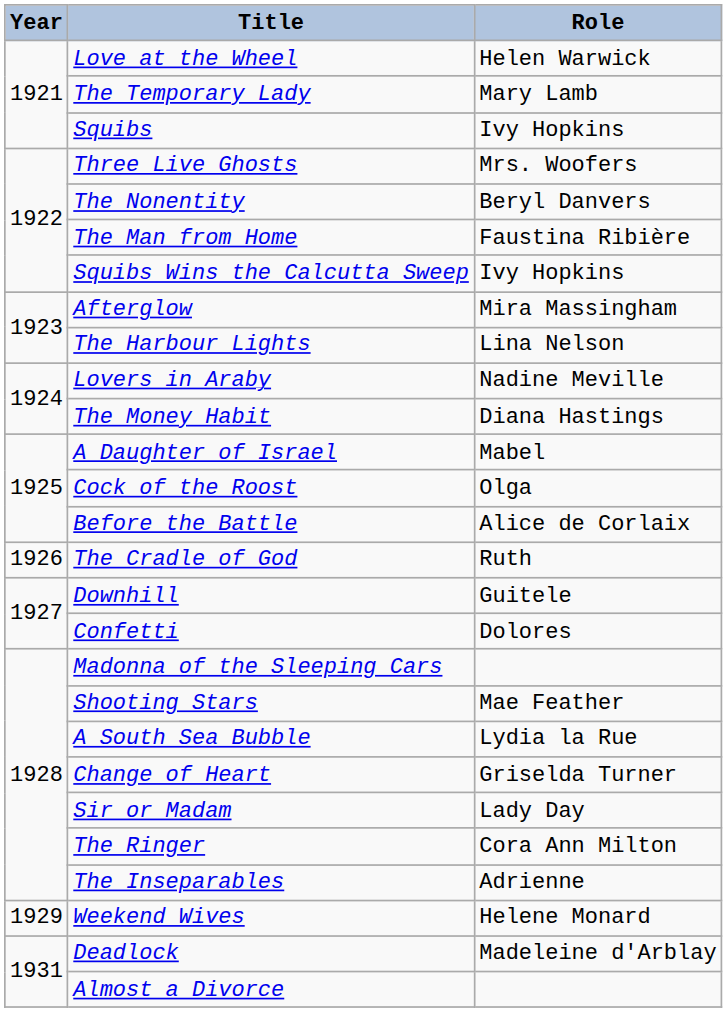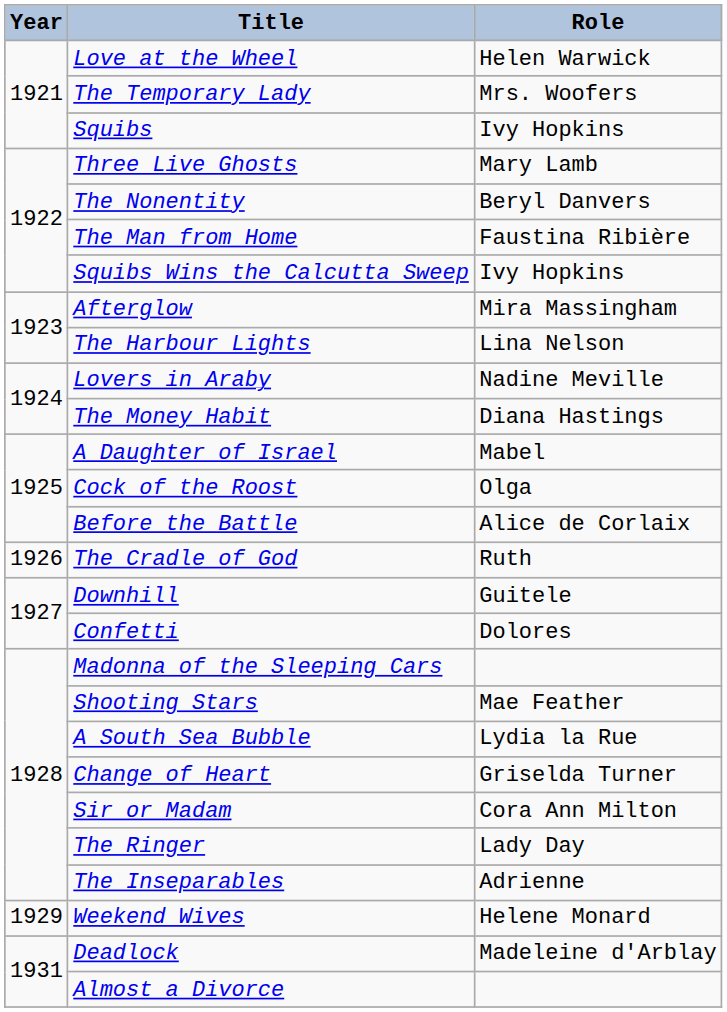(539, 94) Mary Lamb -> (558, 94) Mrs. Woofers
(558, 166) Mrs. Woofers -> (539, 166) Mary Lamb
(532, 810) Lady Day -> (578, 810) Cora Ann Milton
(578, 846) Cora Ann Milton -> (532, 846) Lady Day
